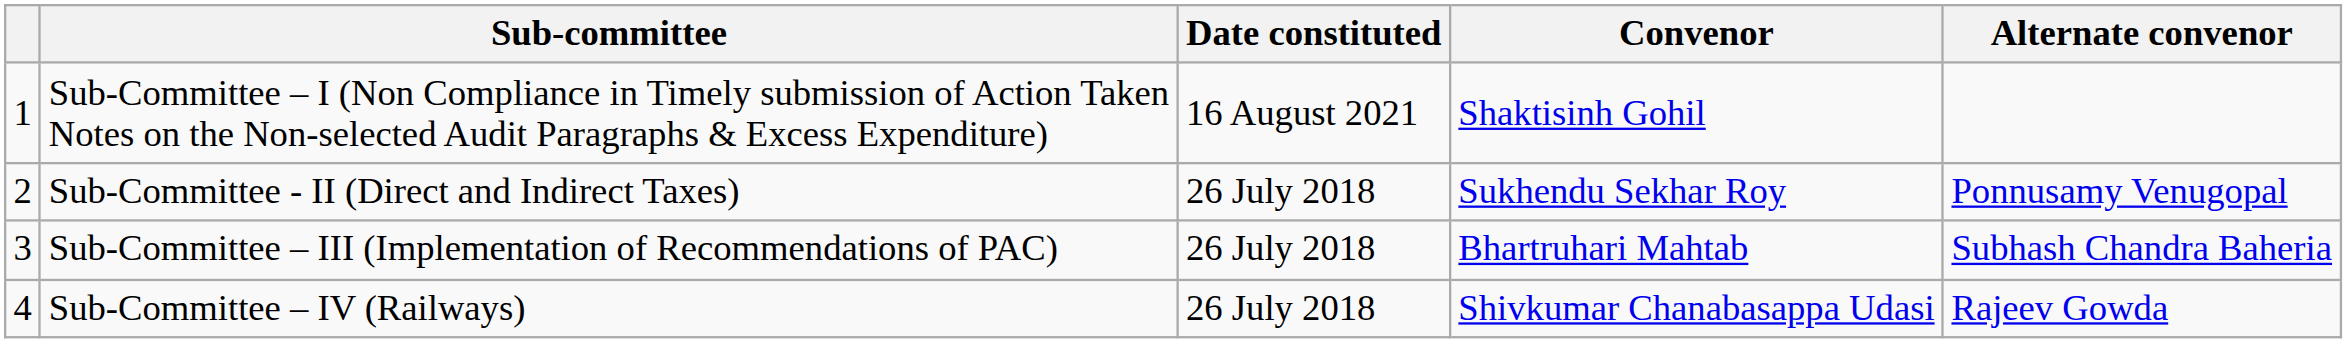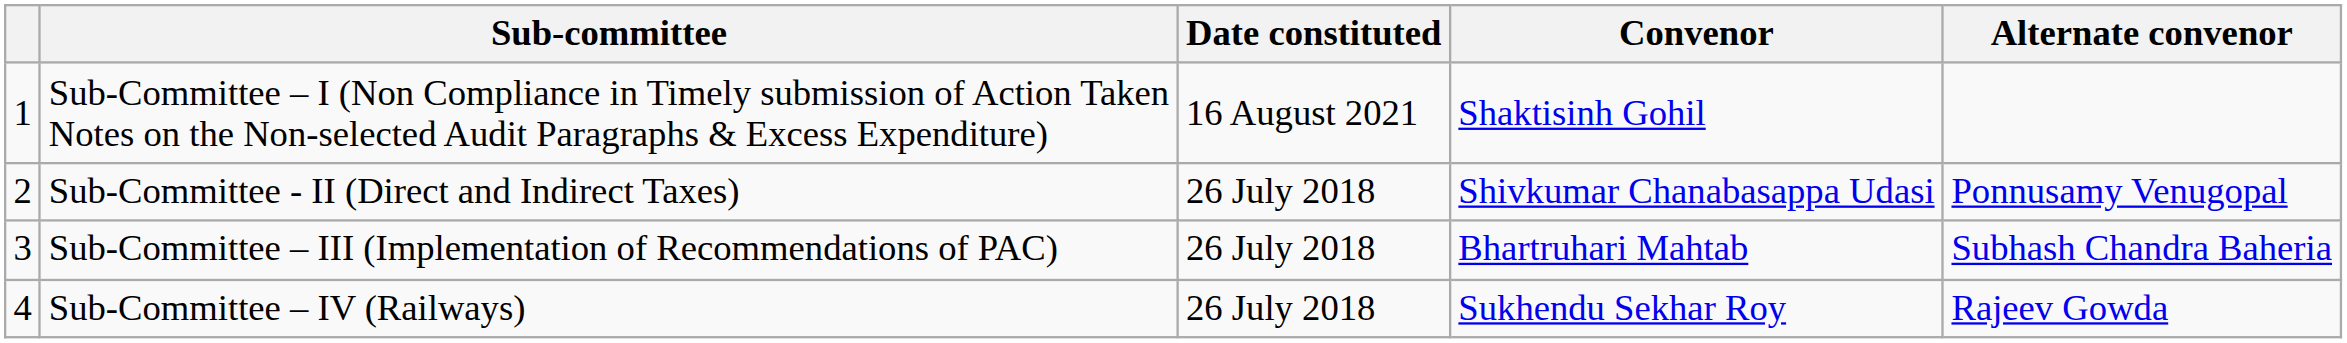(1622, 190) Sukhendu Sekhar Roy -> (1696, 190) Shivkumar Chanabasappa Udasi
(1696, 307) Shivkumar Chanabasappa Udasi -> (1622, 307) Sukhendu Sekhar Roy
